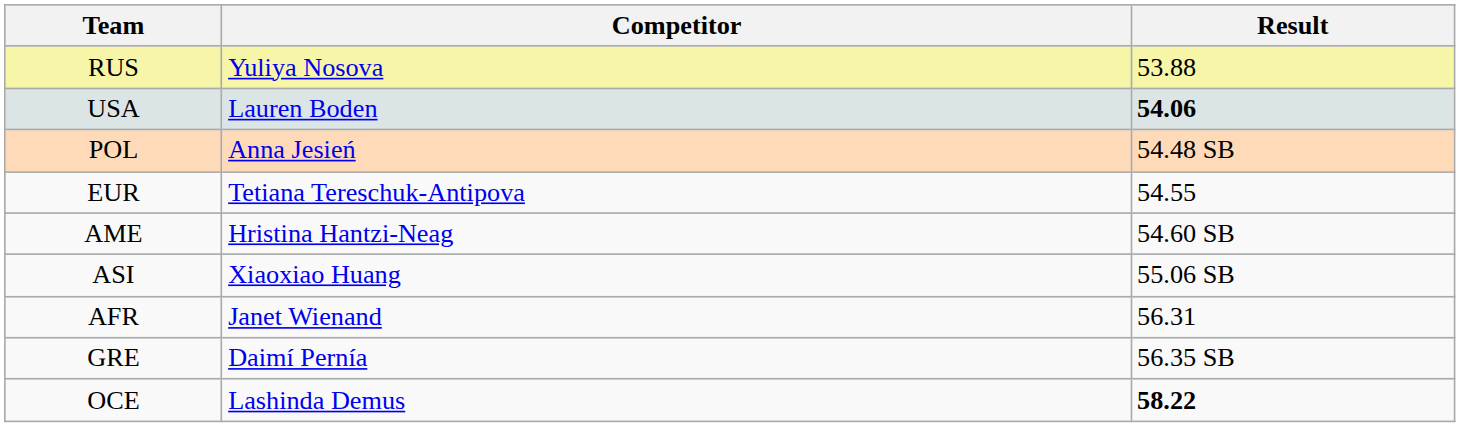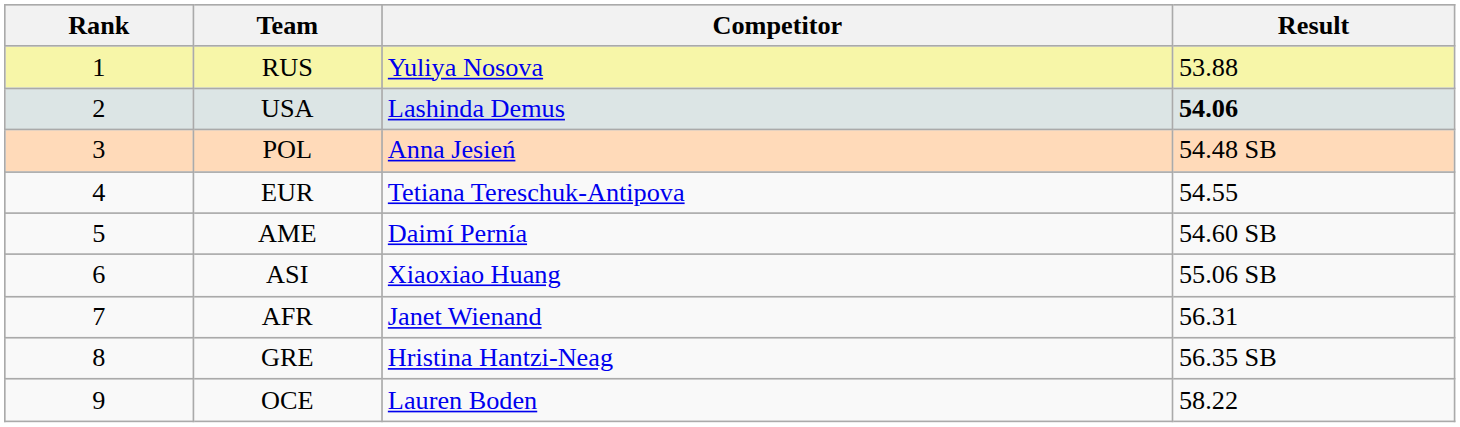+ column: (99, 25)
(303, 108) Lauren Boden -> (476, 108) Lashinda Demus
(341, 233) Hristina Hantzi-Neag -> (457, 233) Daimí Pernía
(298, 358) Daimí Pernía -> (500, 358) Hristina Hantzi-Neag
(317, 399) Lashinda Demus -> (463, 399) Lauren Boden
(1167, 399) bold -> (1209, 399) normal
